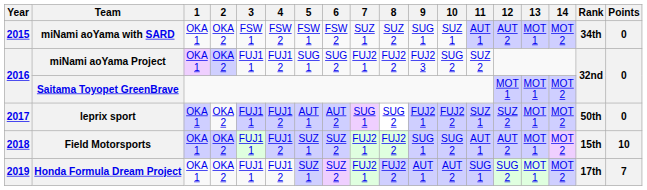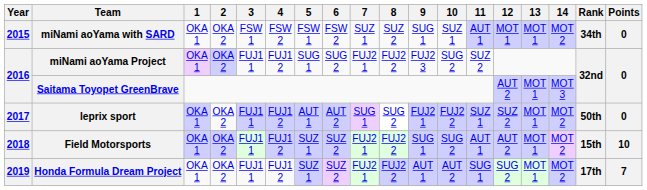(507, 35) AUT 2 -> (507, 35) MOT 1
(507, 90) MOT 1 -> (507, 90) AUT 2
(562, 90) MOT 2 -> (562, 90) MOT 3
